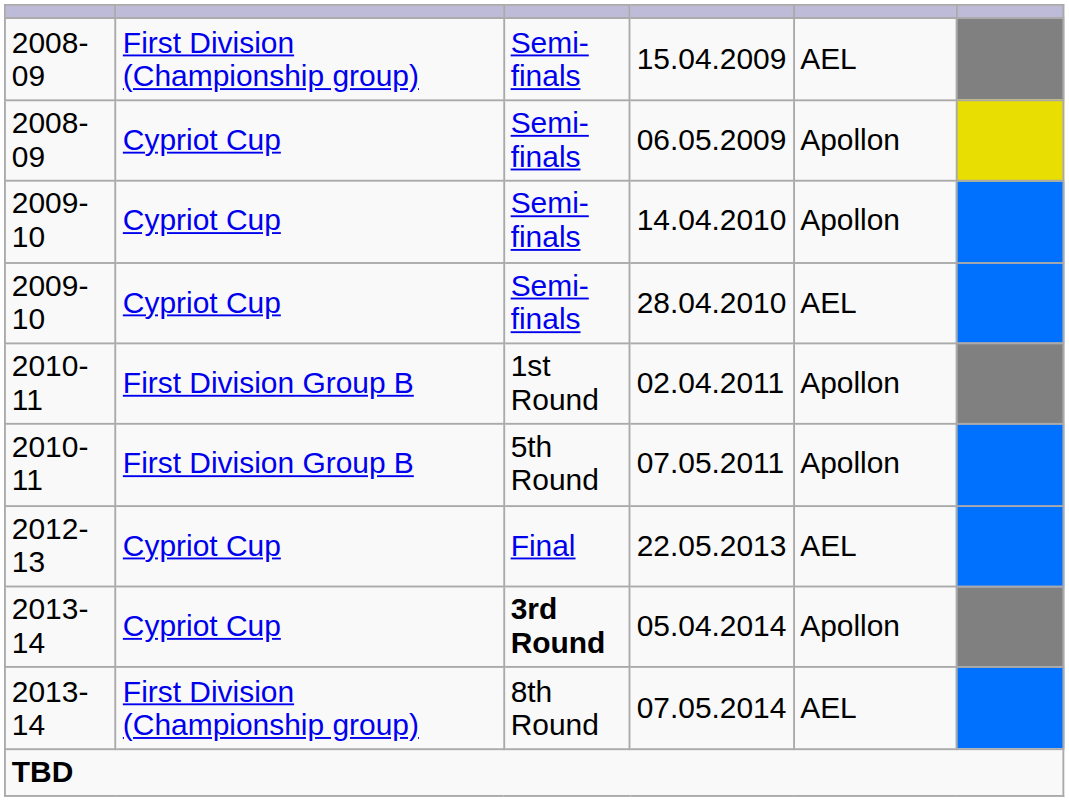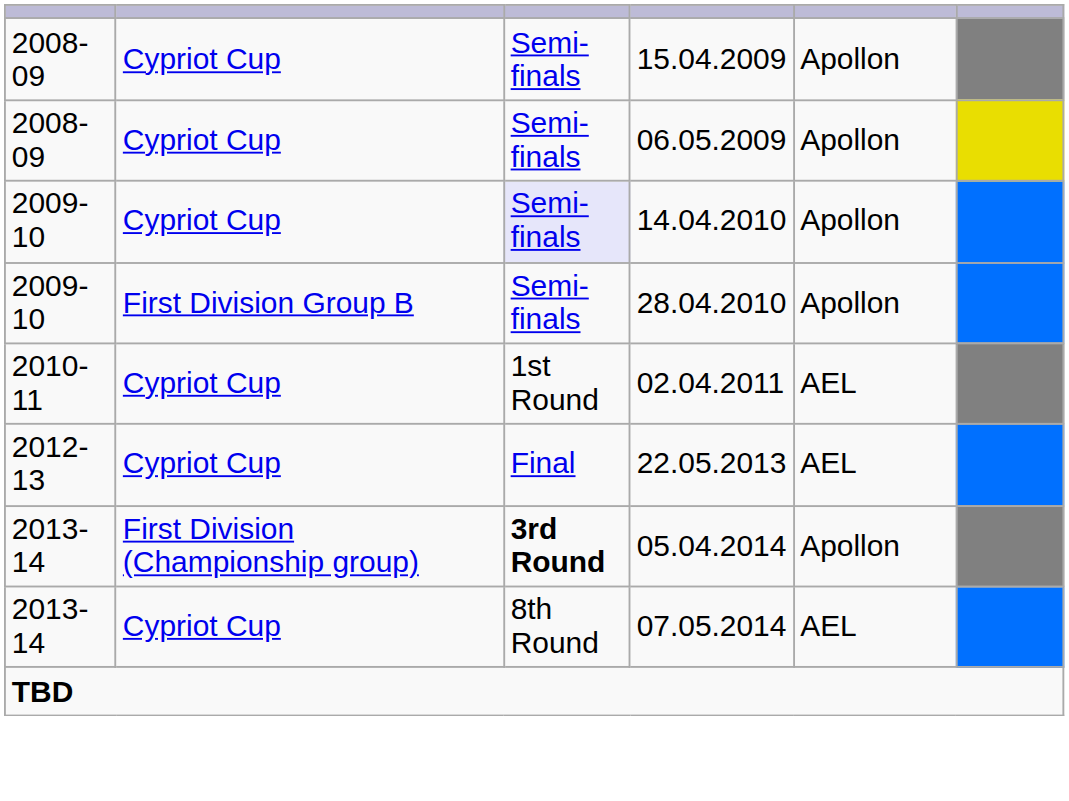(271, 58) First Division (Championship group) -> (202, 58) Cypriot Cup
(828, 58) AEL -> (850, 58) Apollon
(550, 221) no background -> (550, 221) lavender background
(202, 302) Cypriot Cup -> (268, 302) First Division Group B
(828, 302) AEL -> (850, 302) Apollon
(268, 383) First Division Group B -> (202, 383) Cypriot Cup
(850, 383) Apollon -> (828, 383) AEL
- row: (710, 464)
(202, 626) Cypriot Cup -> (271, 545) First Division (Championship group)
(271, 707) First Division (Championship group) -> (202, 626) Cypriot Cup
